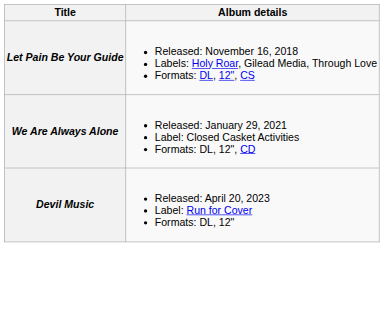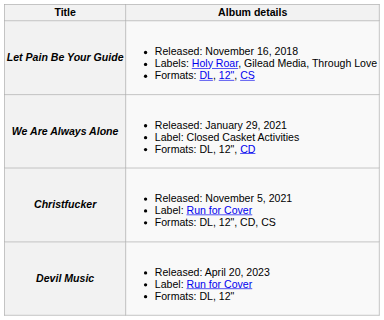+ row: (65, 205)
